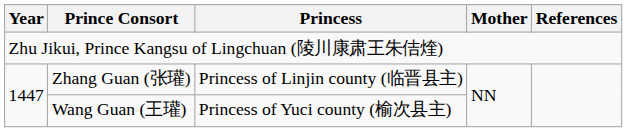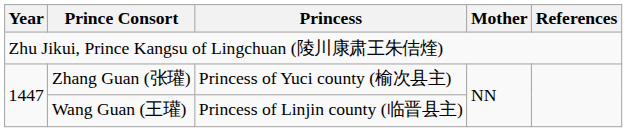(331, 78) Princess of Linjin county (临晋县主) -> (325, 78) Princess of Yuci county (榆次县主)
(325, 109) Princess of Yuci county (榆次县主) -> (331, 109) Princess of Linjin county (临晋县主)
